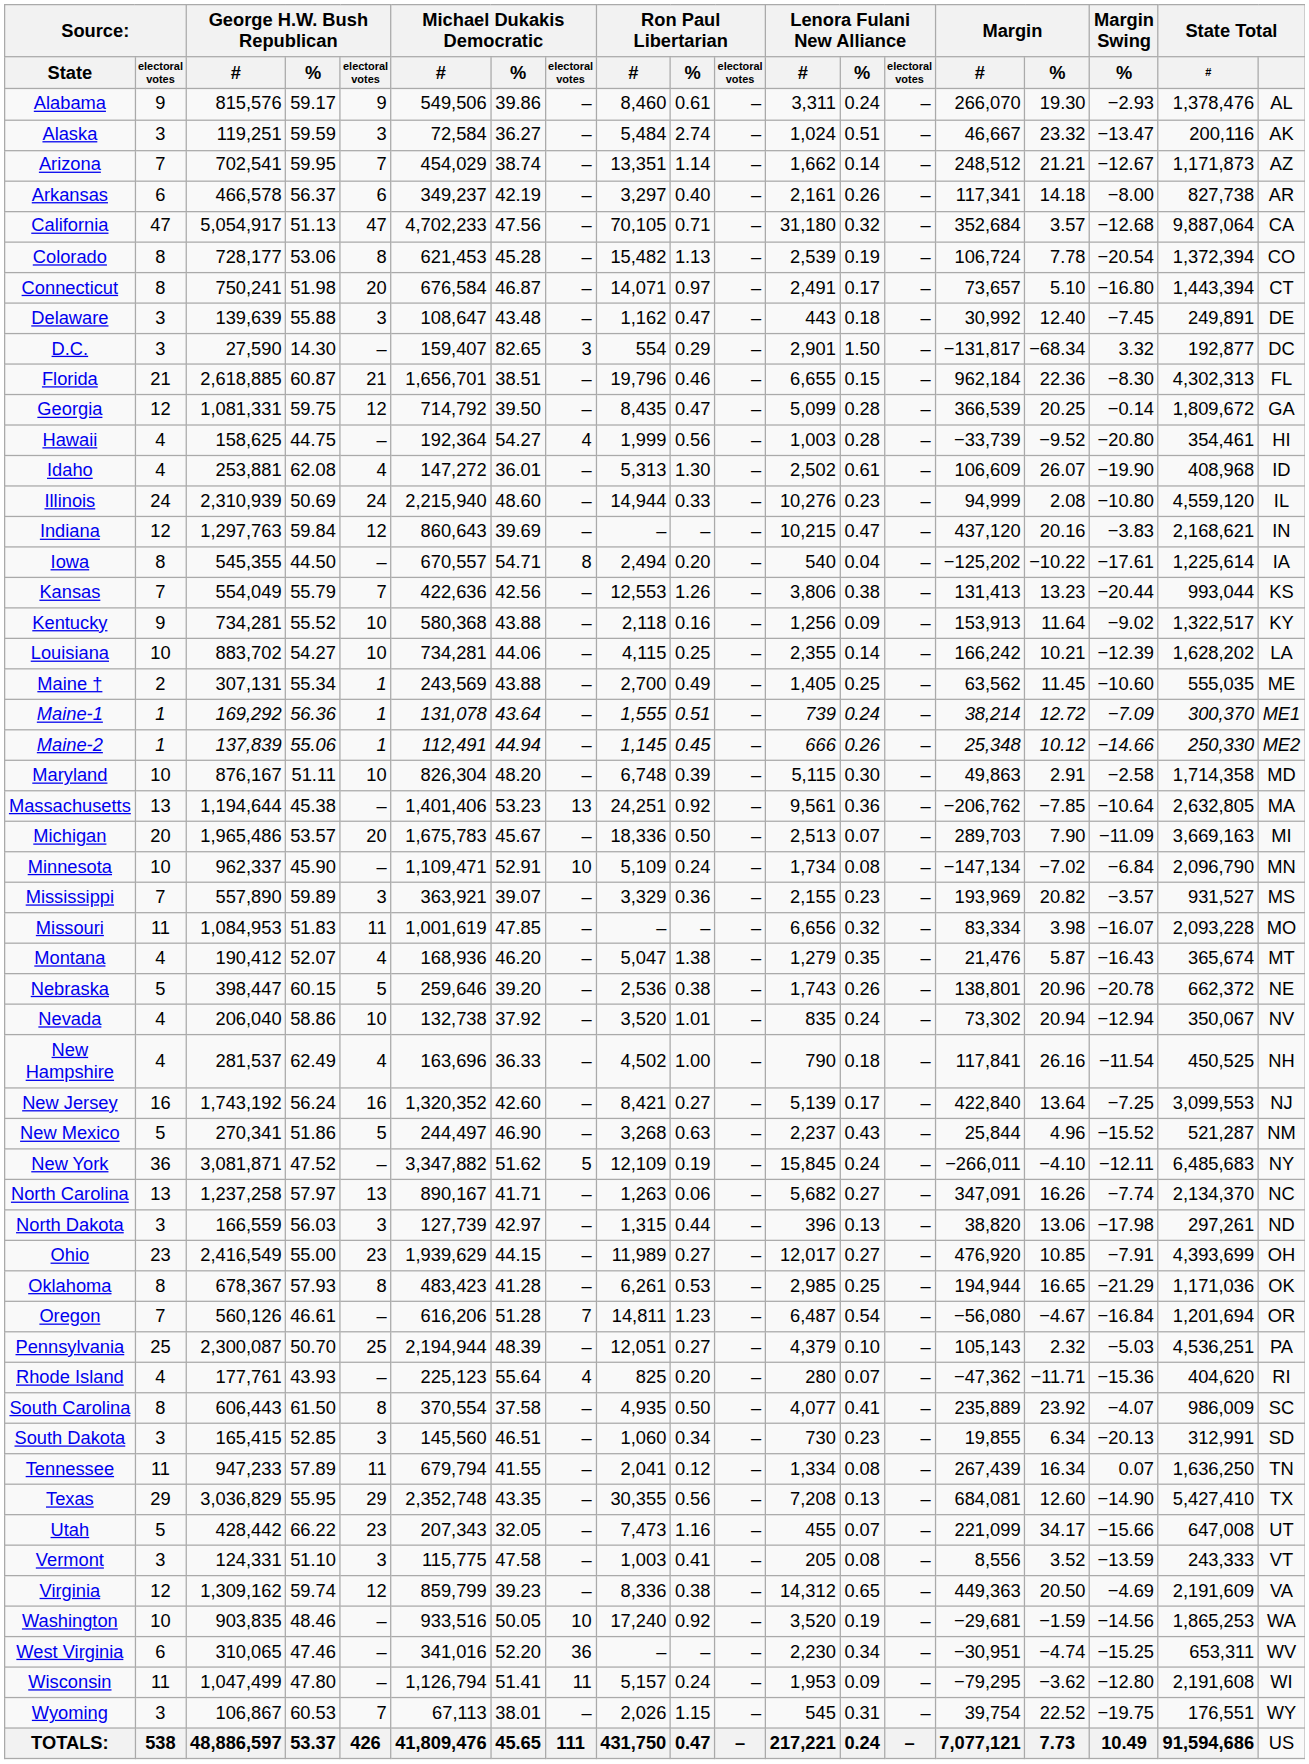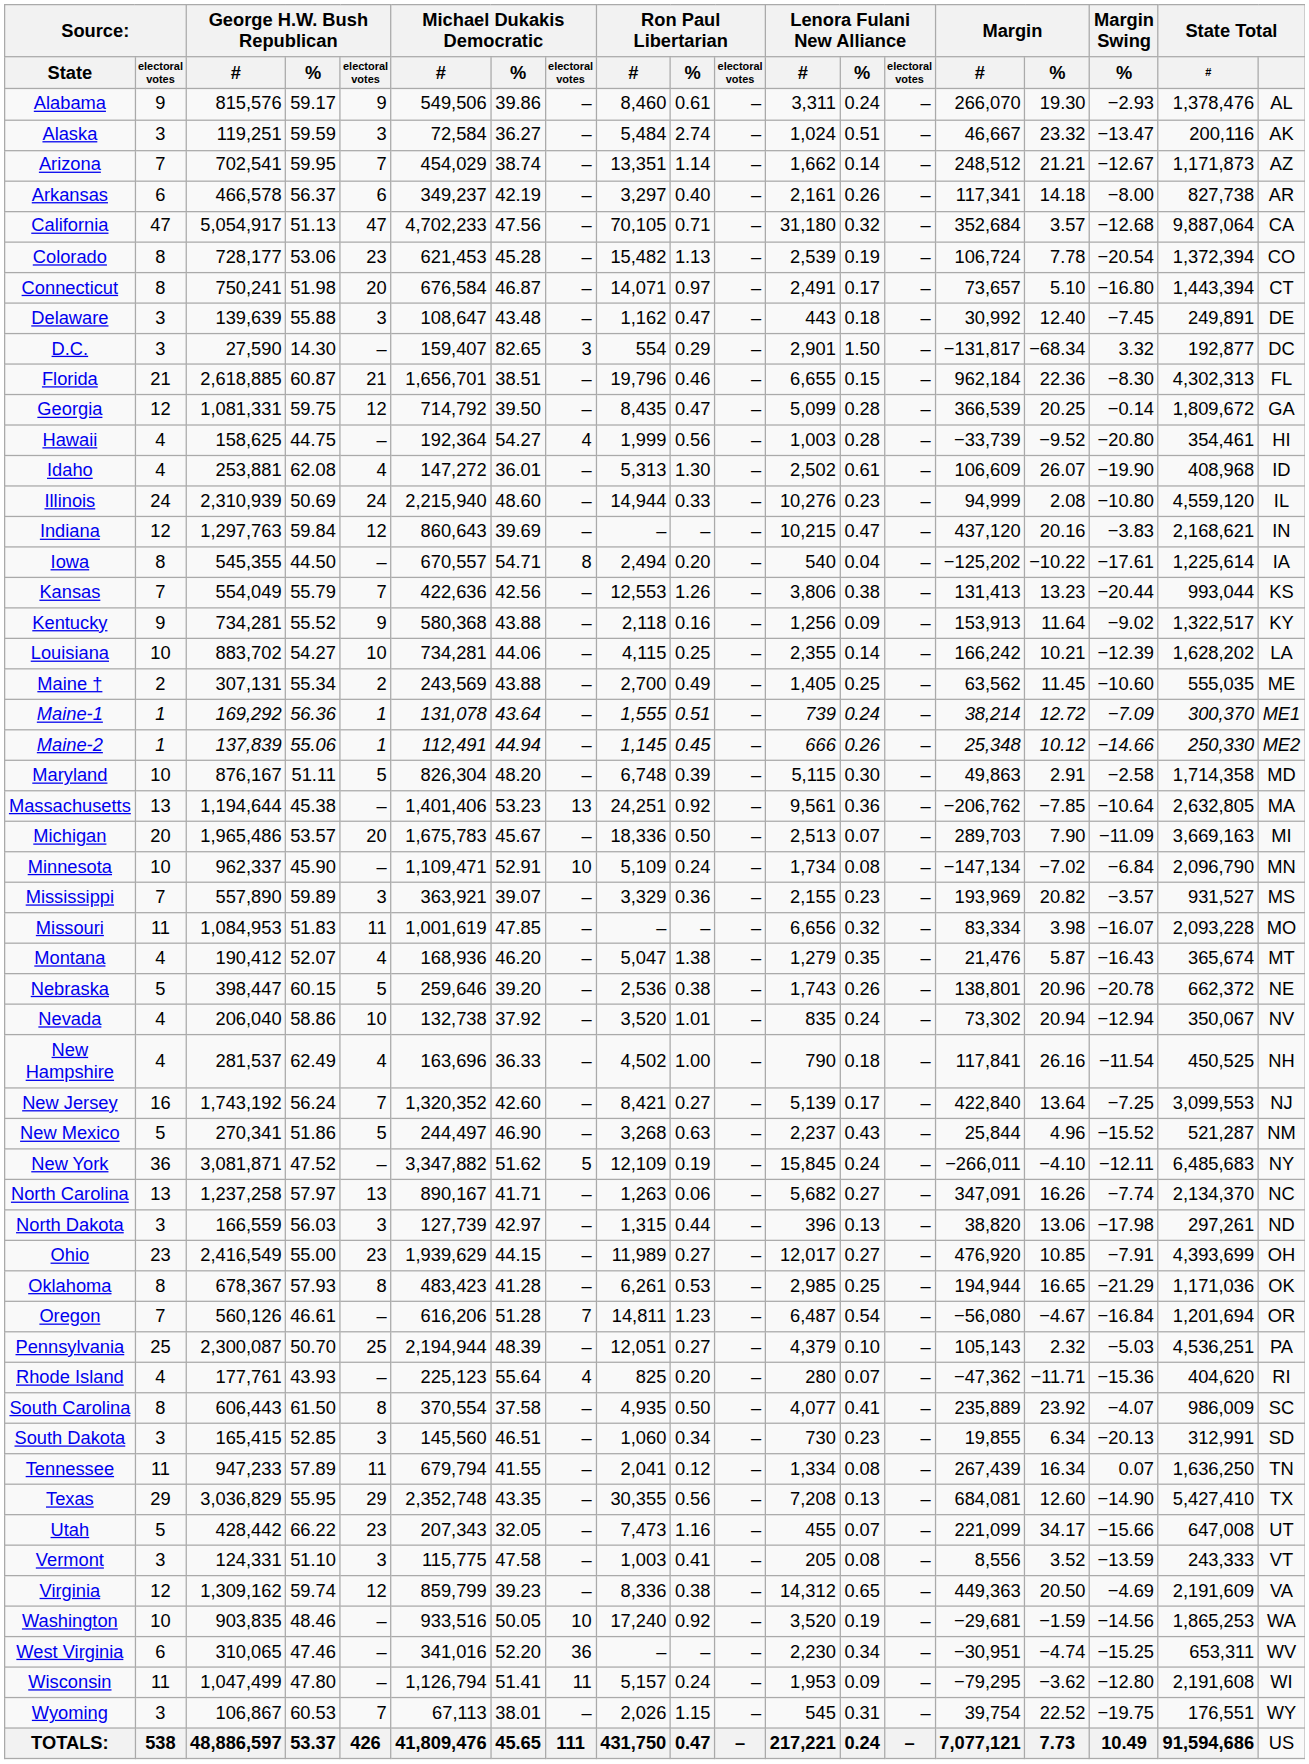(381, 256) 8 -> (376, 256) 23
(376, 623) 10 -> (381, 623) 9
(381, 684) 1 -> (381, 684) 2
(376, 775) 10 -> (381, 775) 5
(376, 1102) 16 -> (381, 1102) 7
